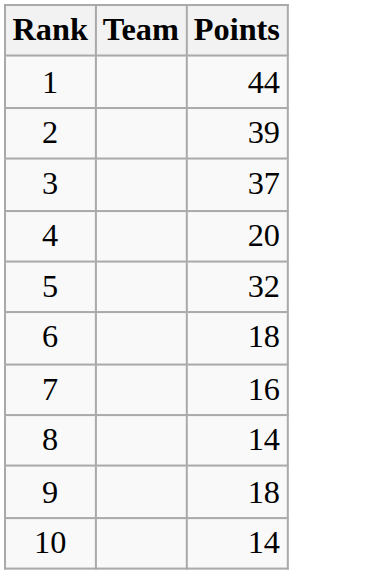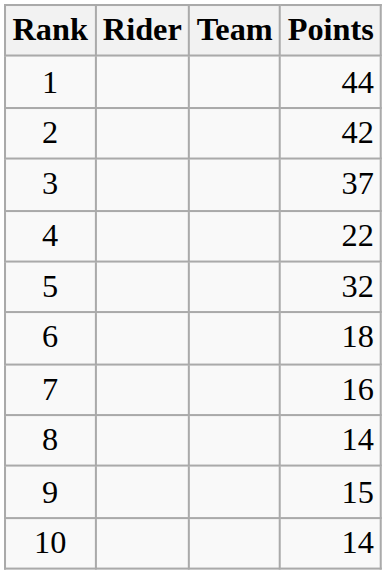+ column: (142, 30)
(264, 132) 39 -> (358, 132) 42
(264, 235) 20 -> (358, 235) 22
(264, 491) 18 -> (358, 491) 15
